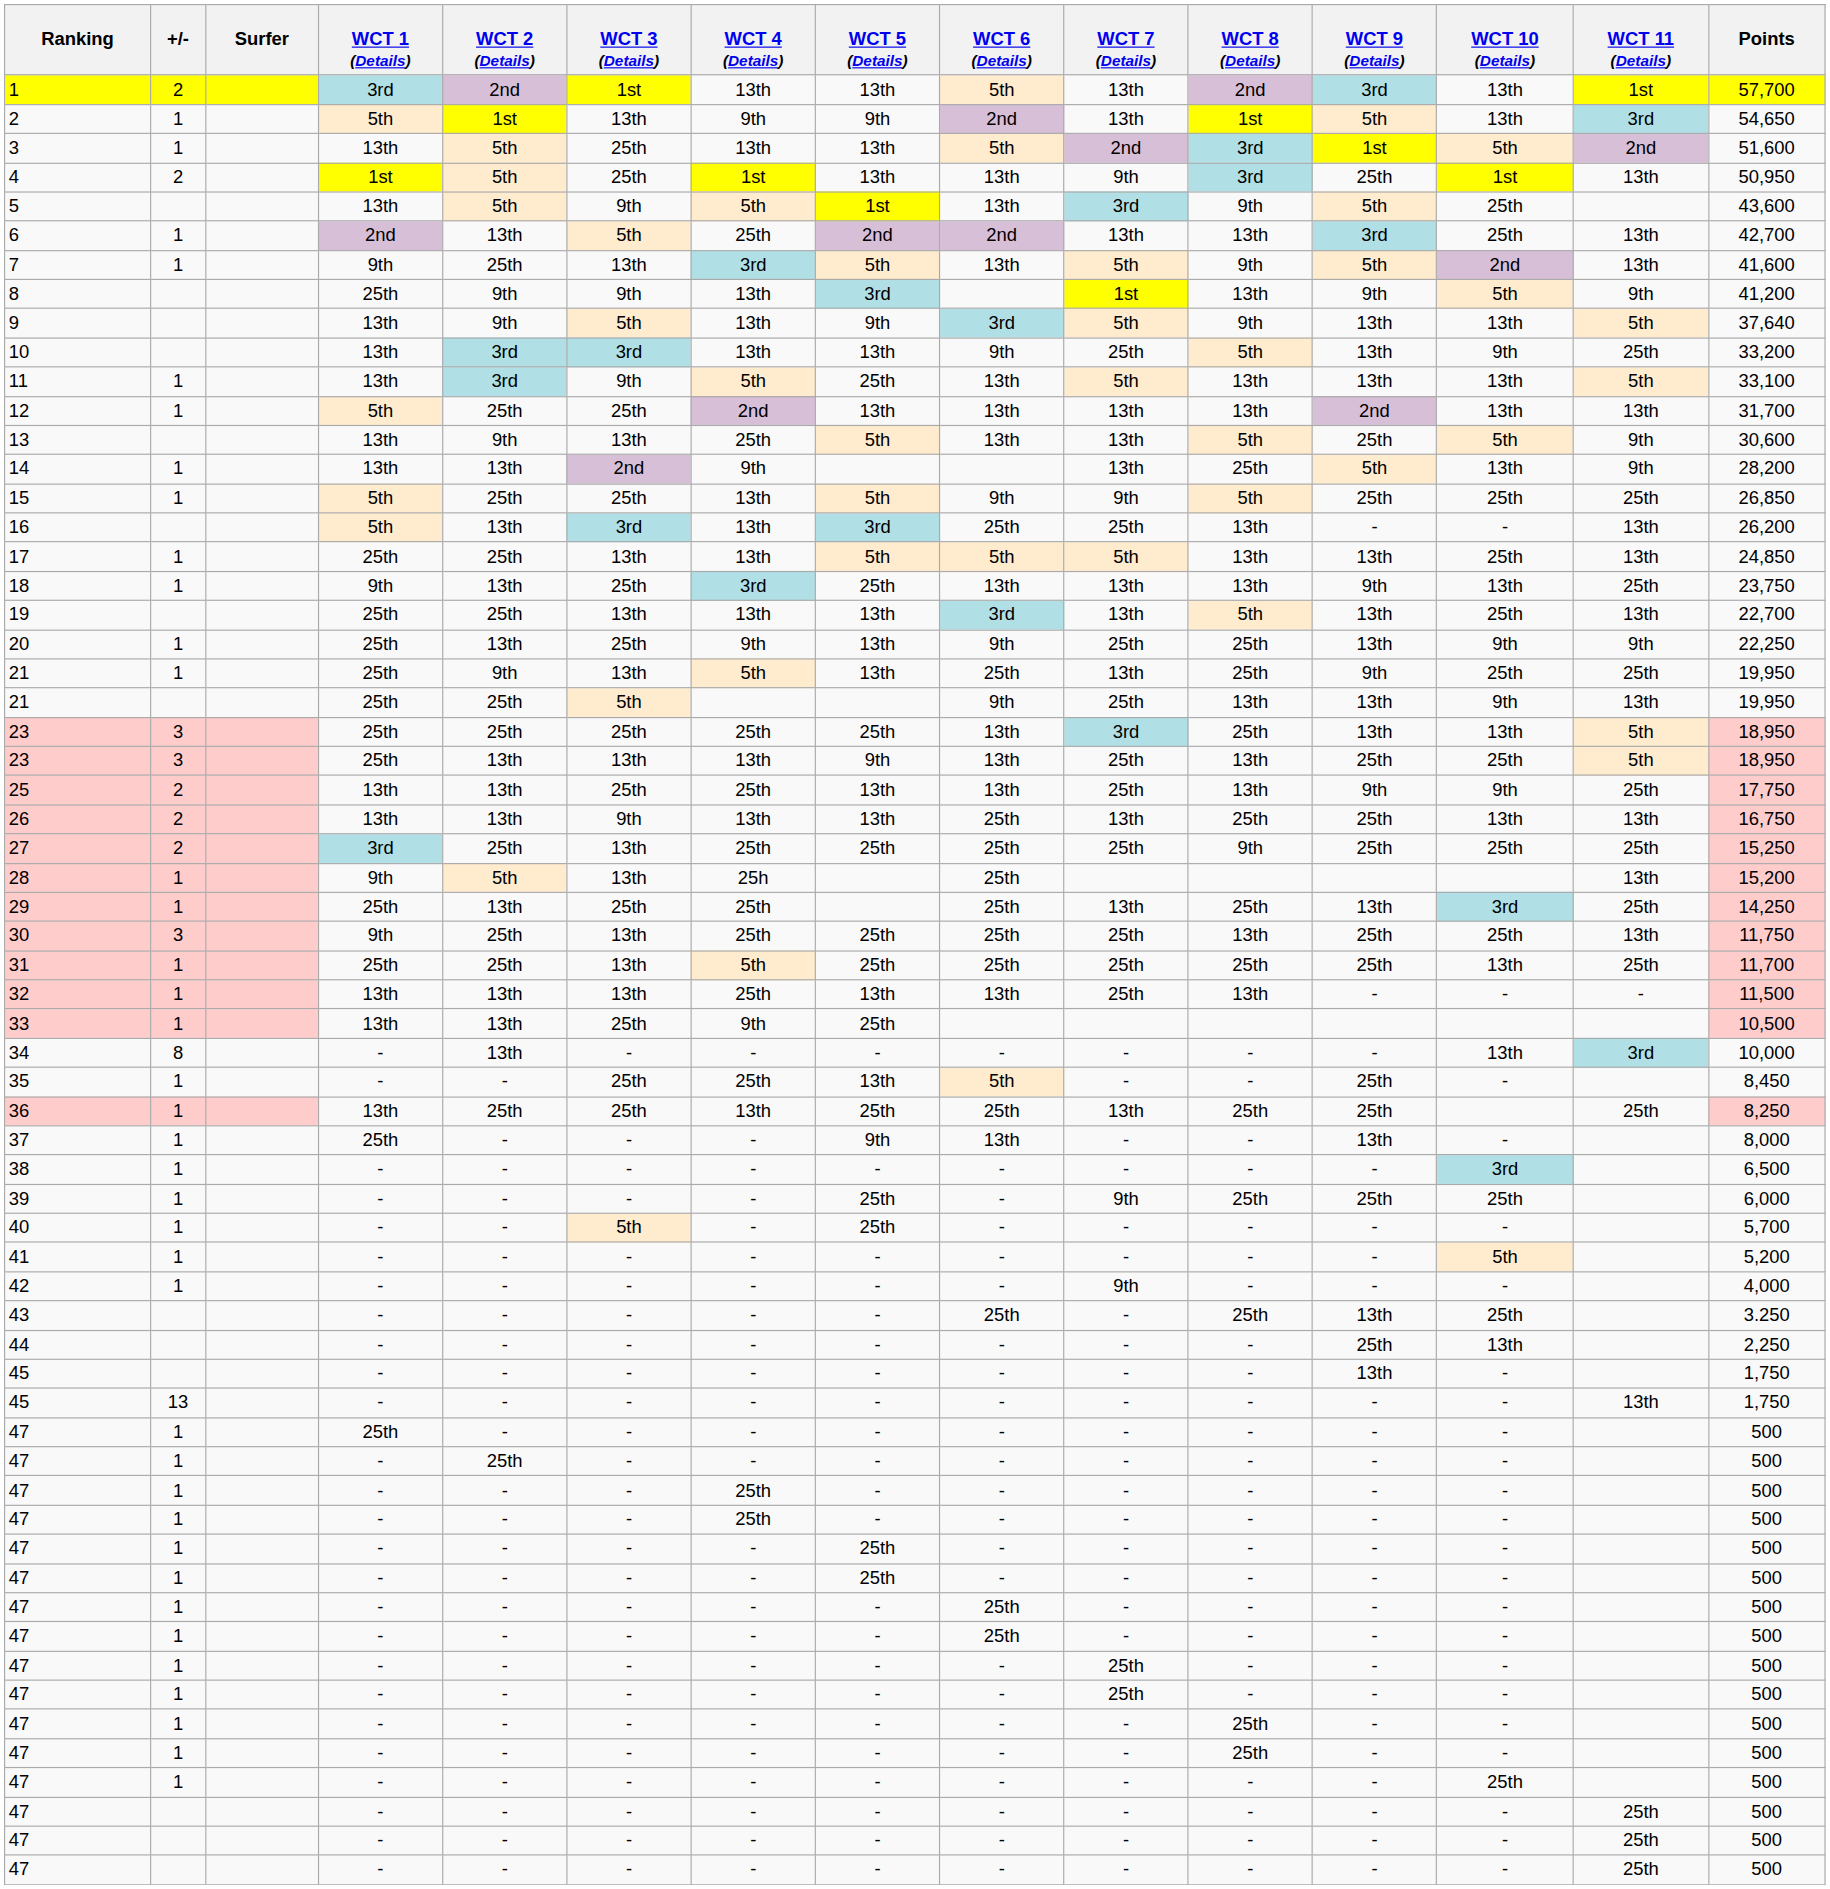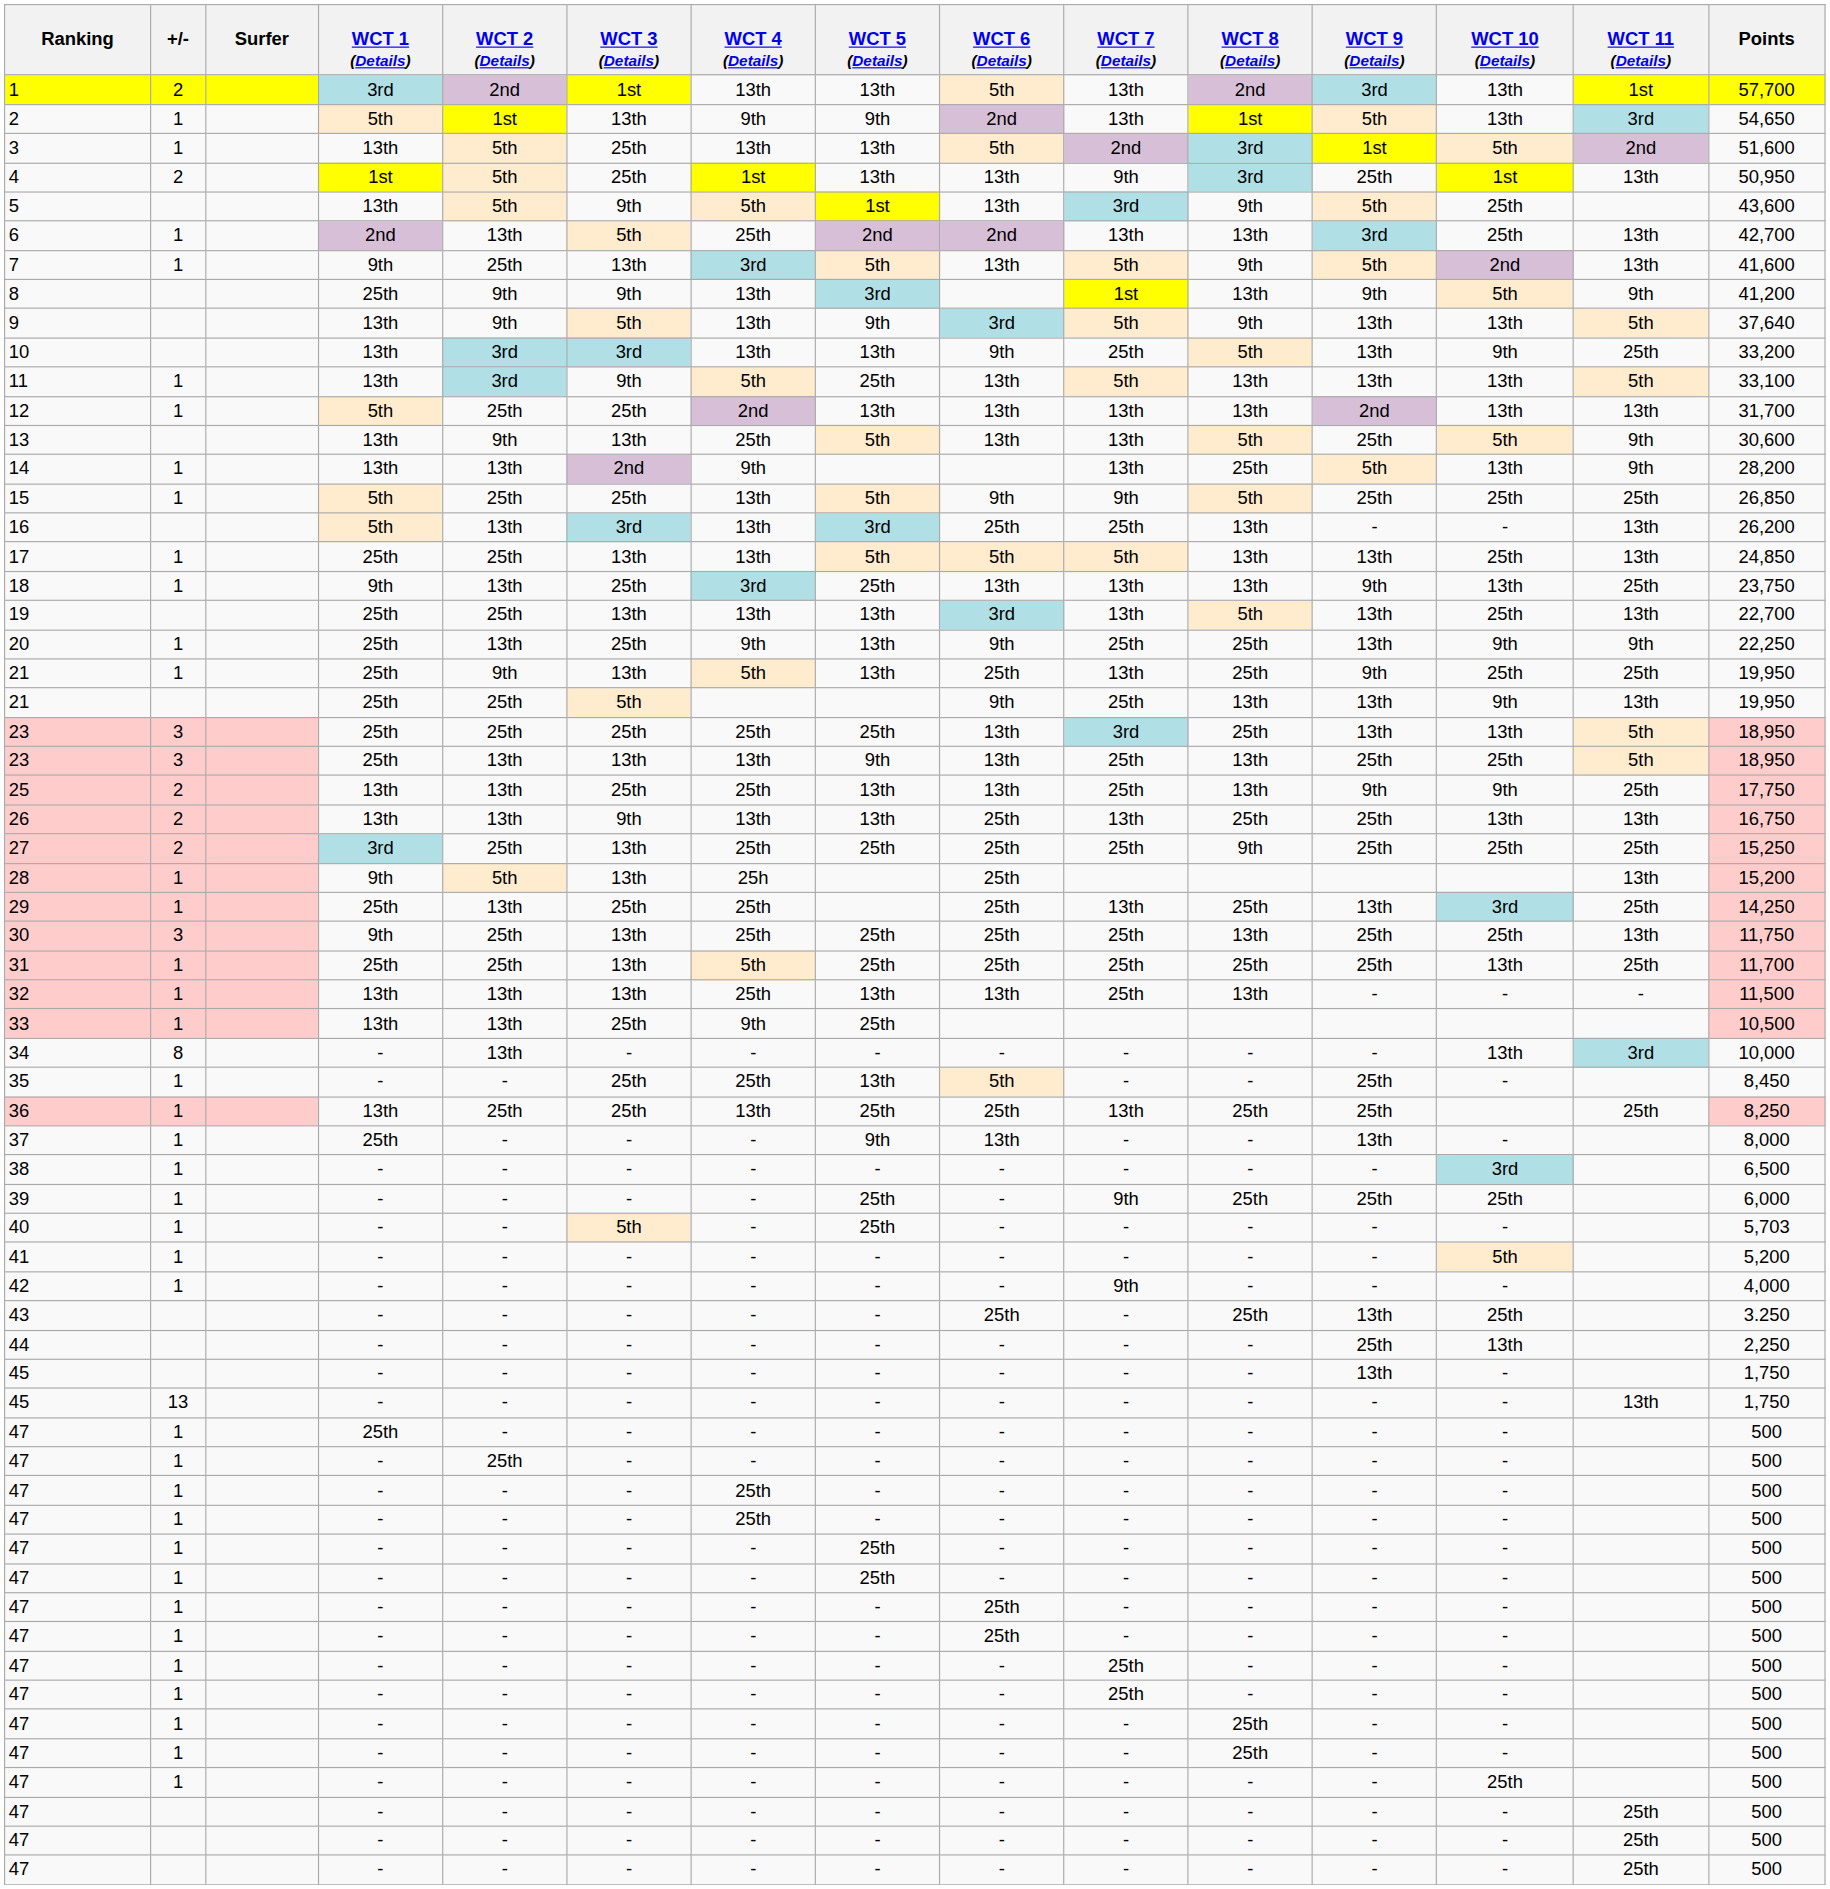(1767, 1227) 5,700 -> (1767, 1227) 5,703
